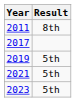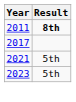(51, 28) normal -> (51, 28) bold
- row: (18, 58)
